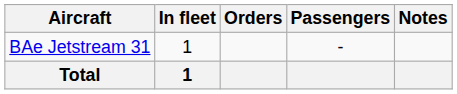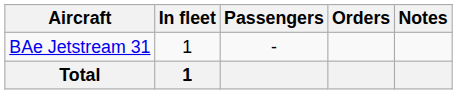columns swapped: (253, 18) <-> (340, 18)
